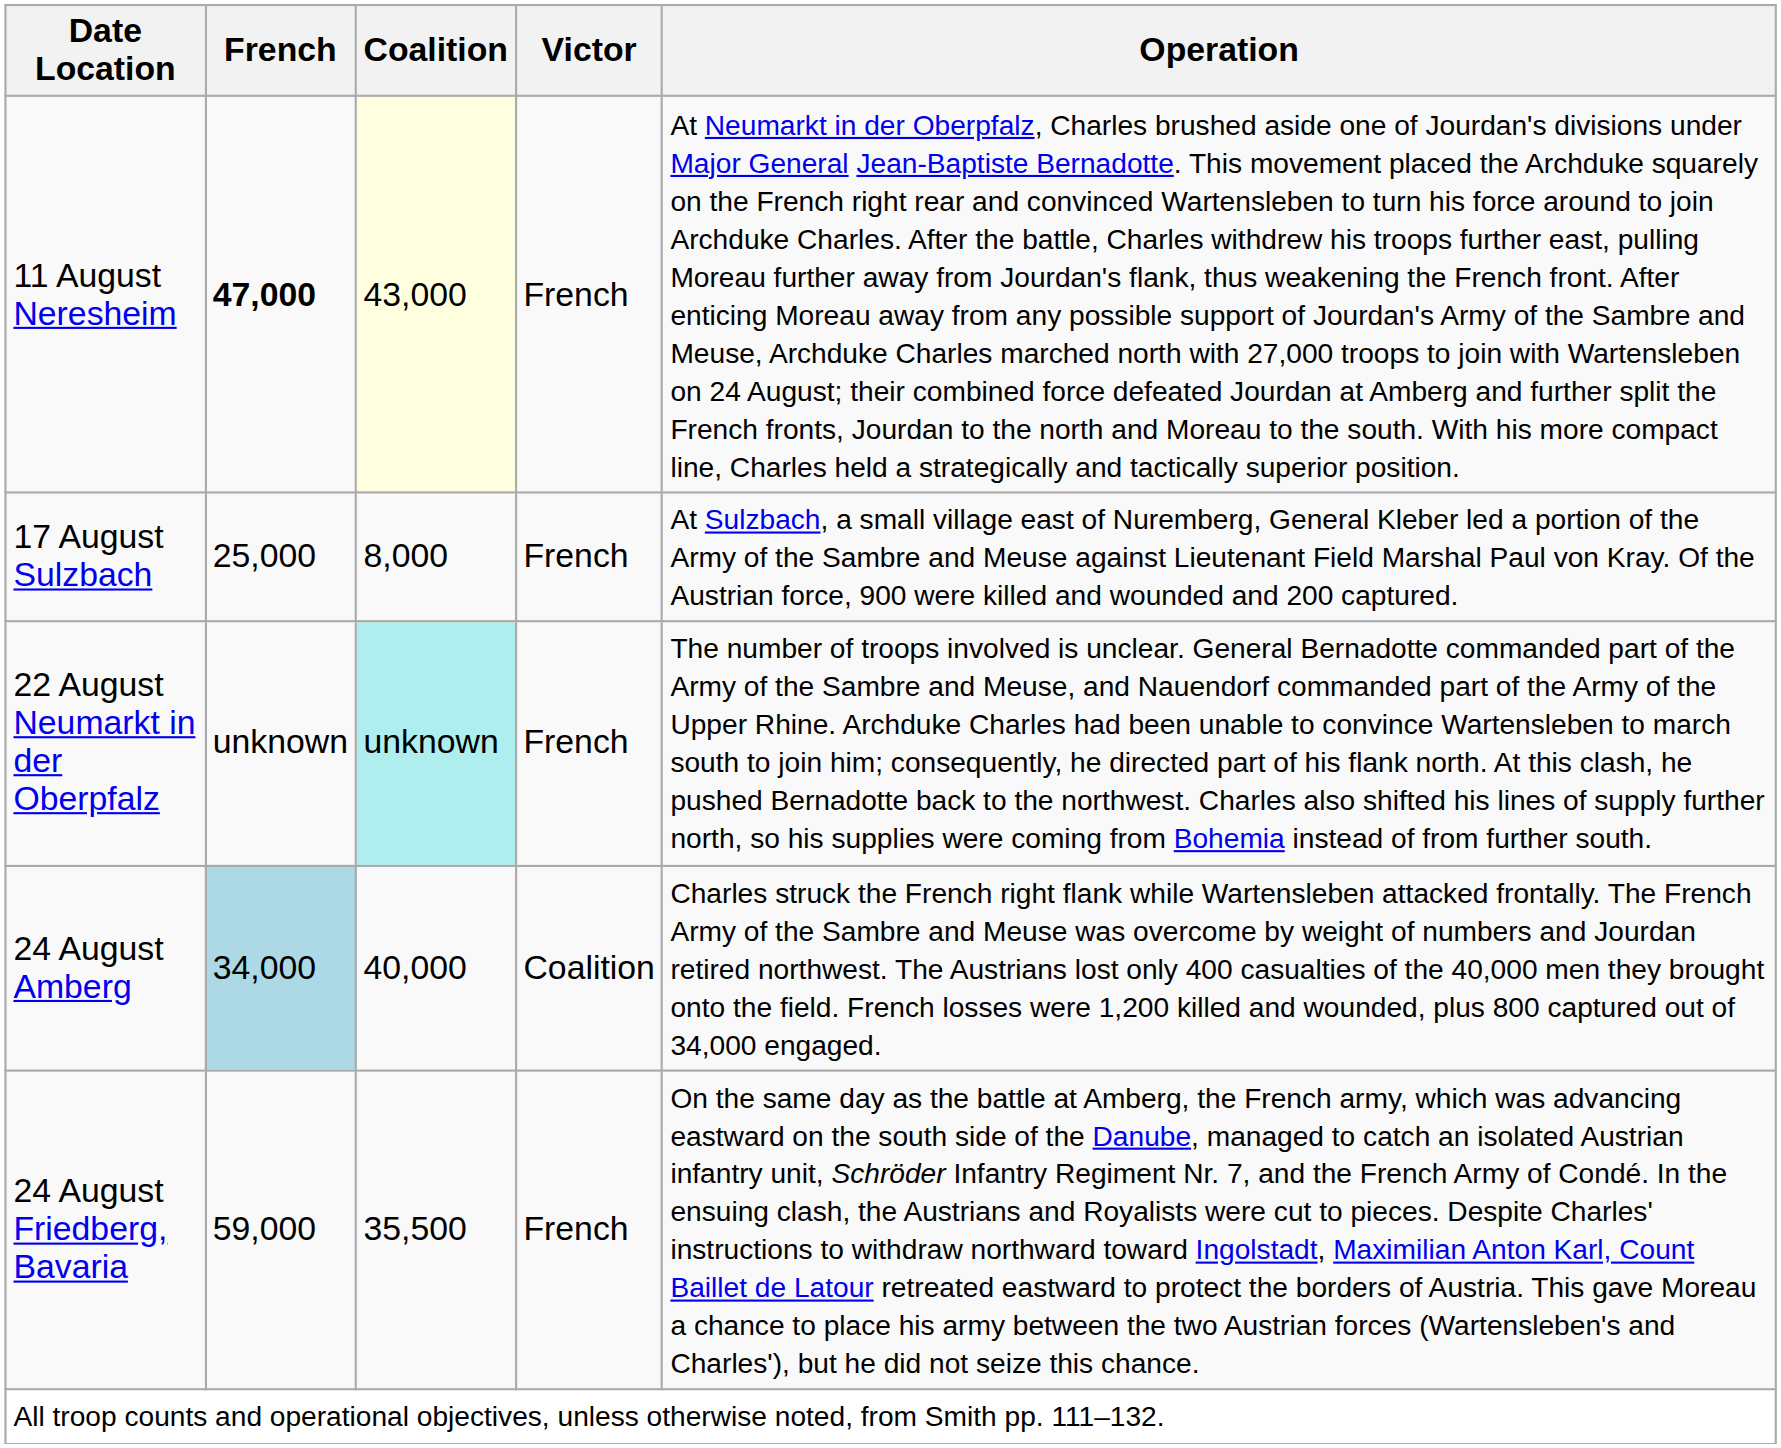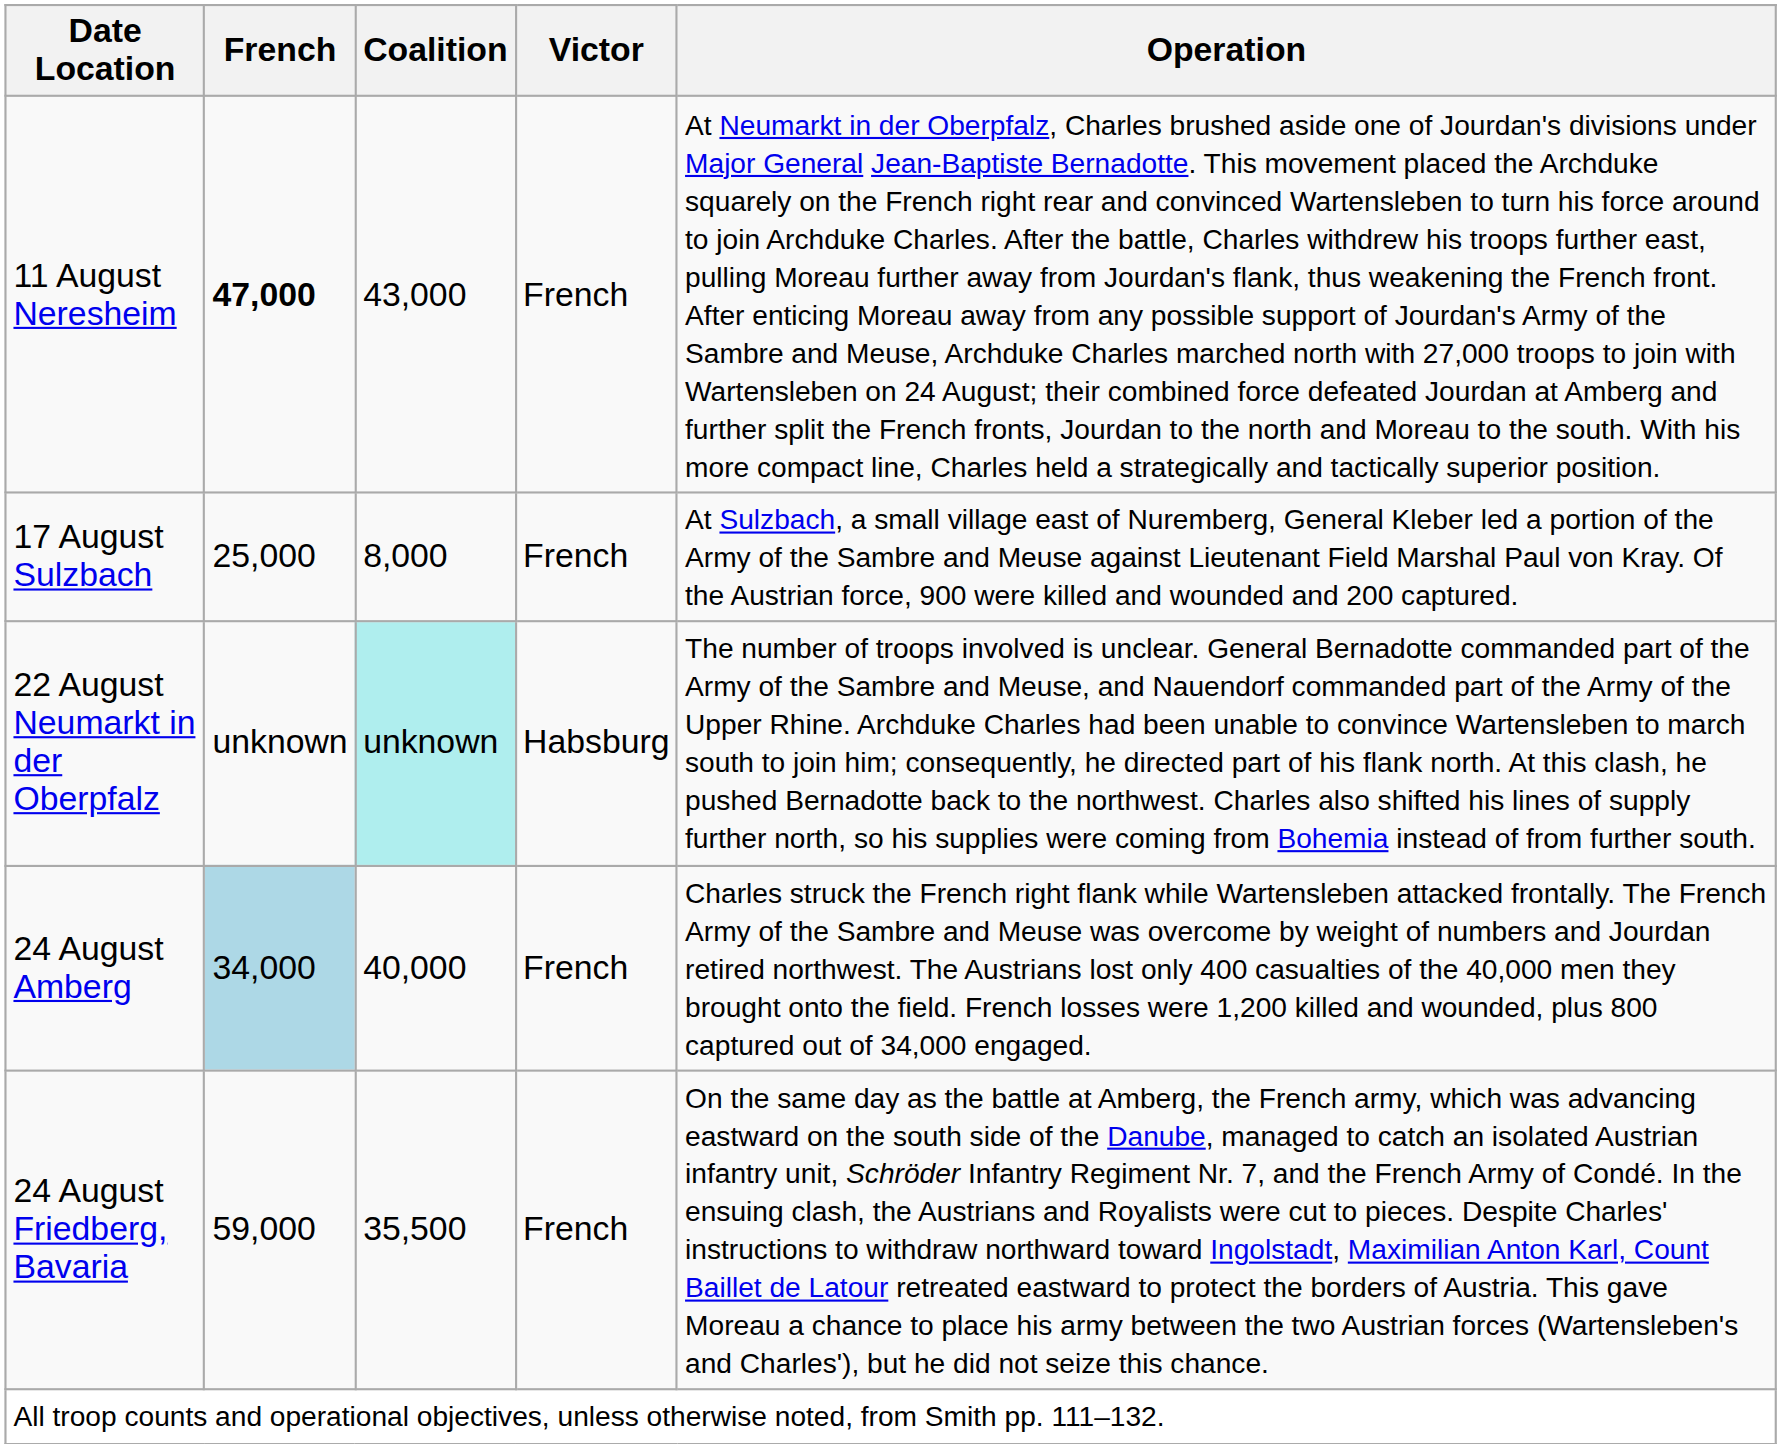(415, 293) lightyellow background -> (415, 293) no background
(576, 742) French -> (596, 742) Habsburg
(589, 967) Coalition -> (576, 967) French
